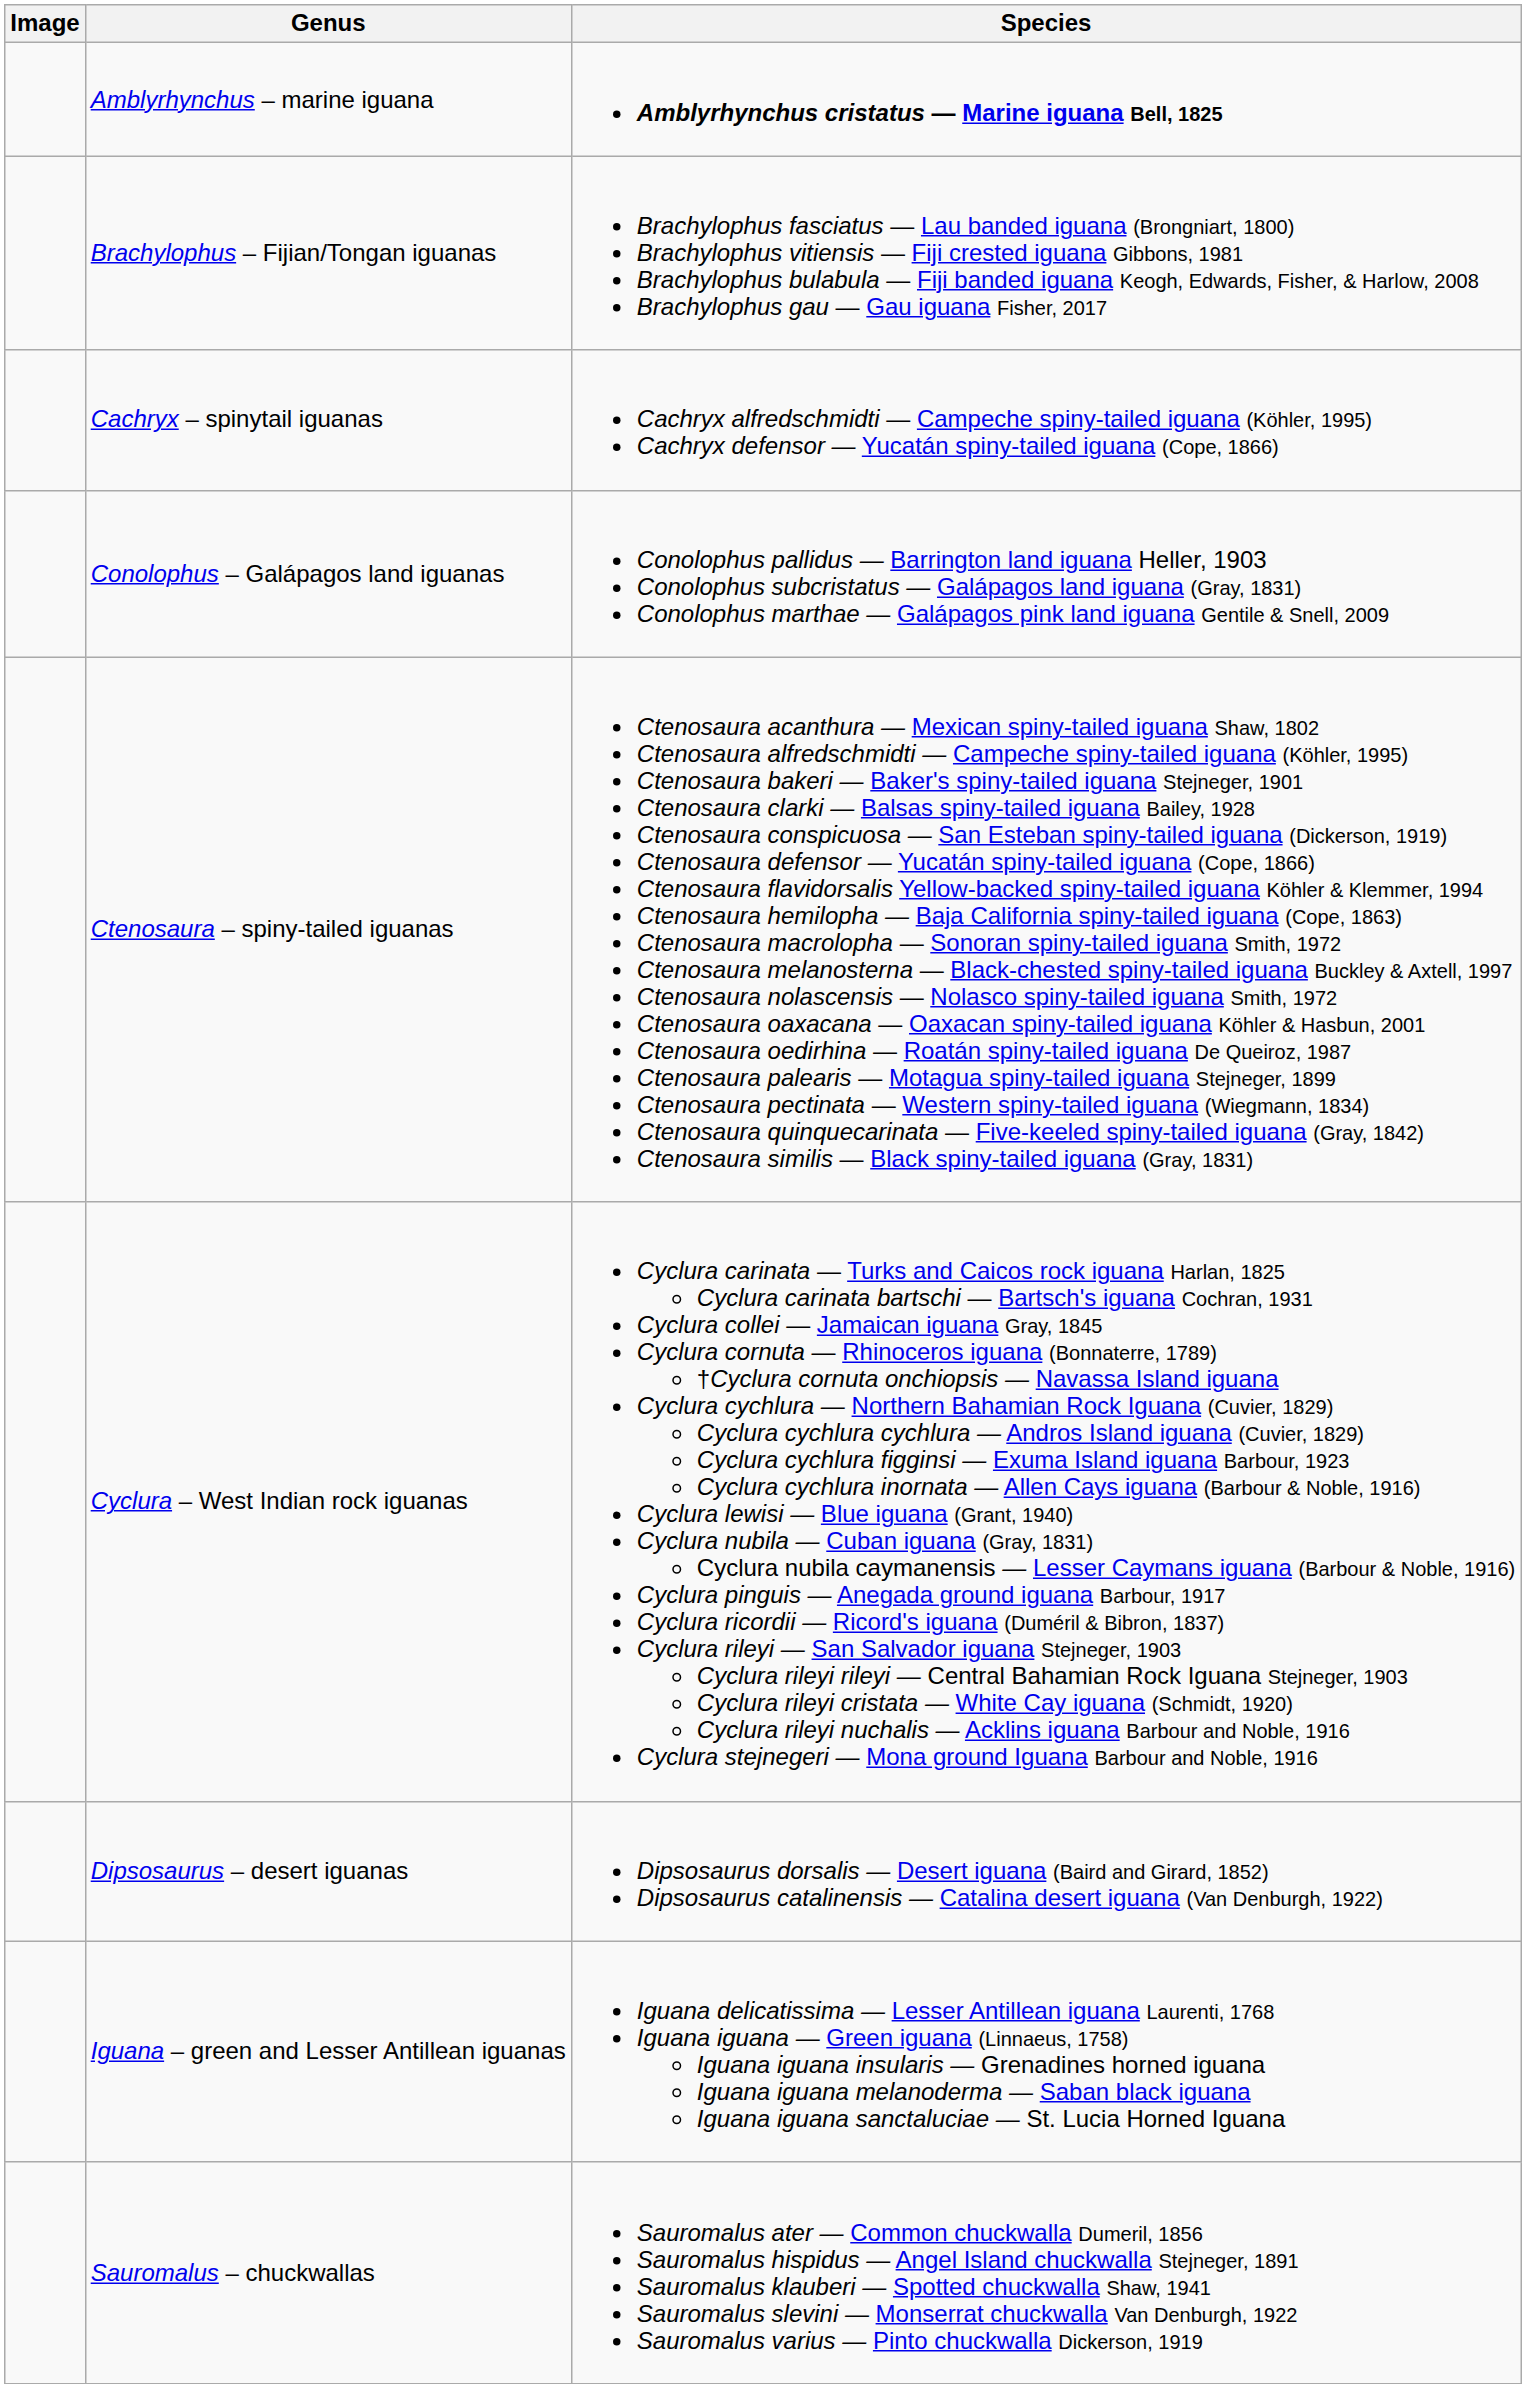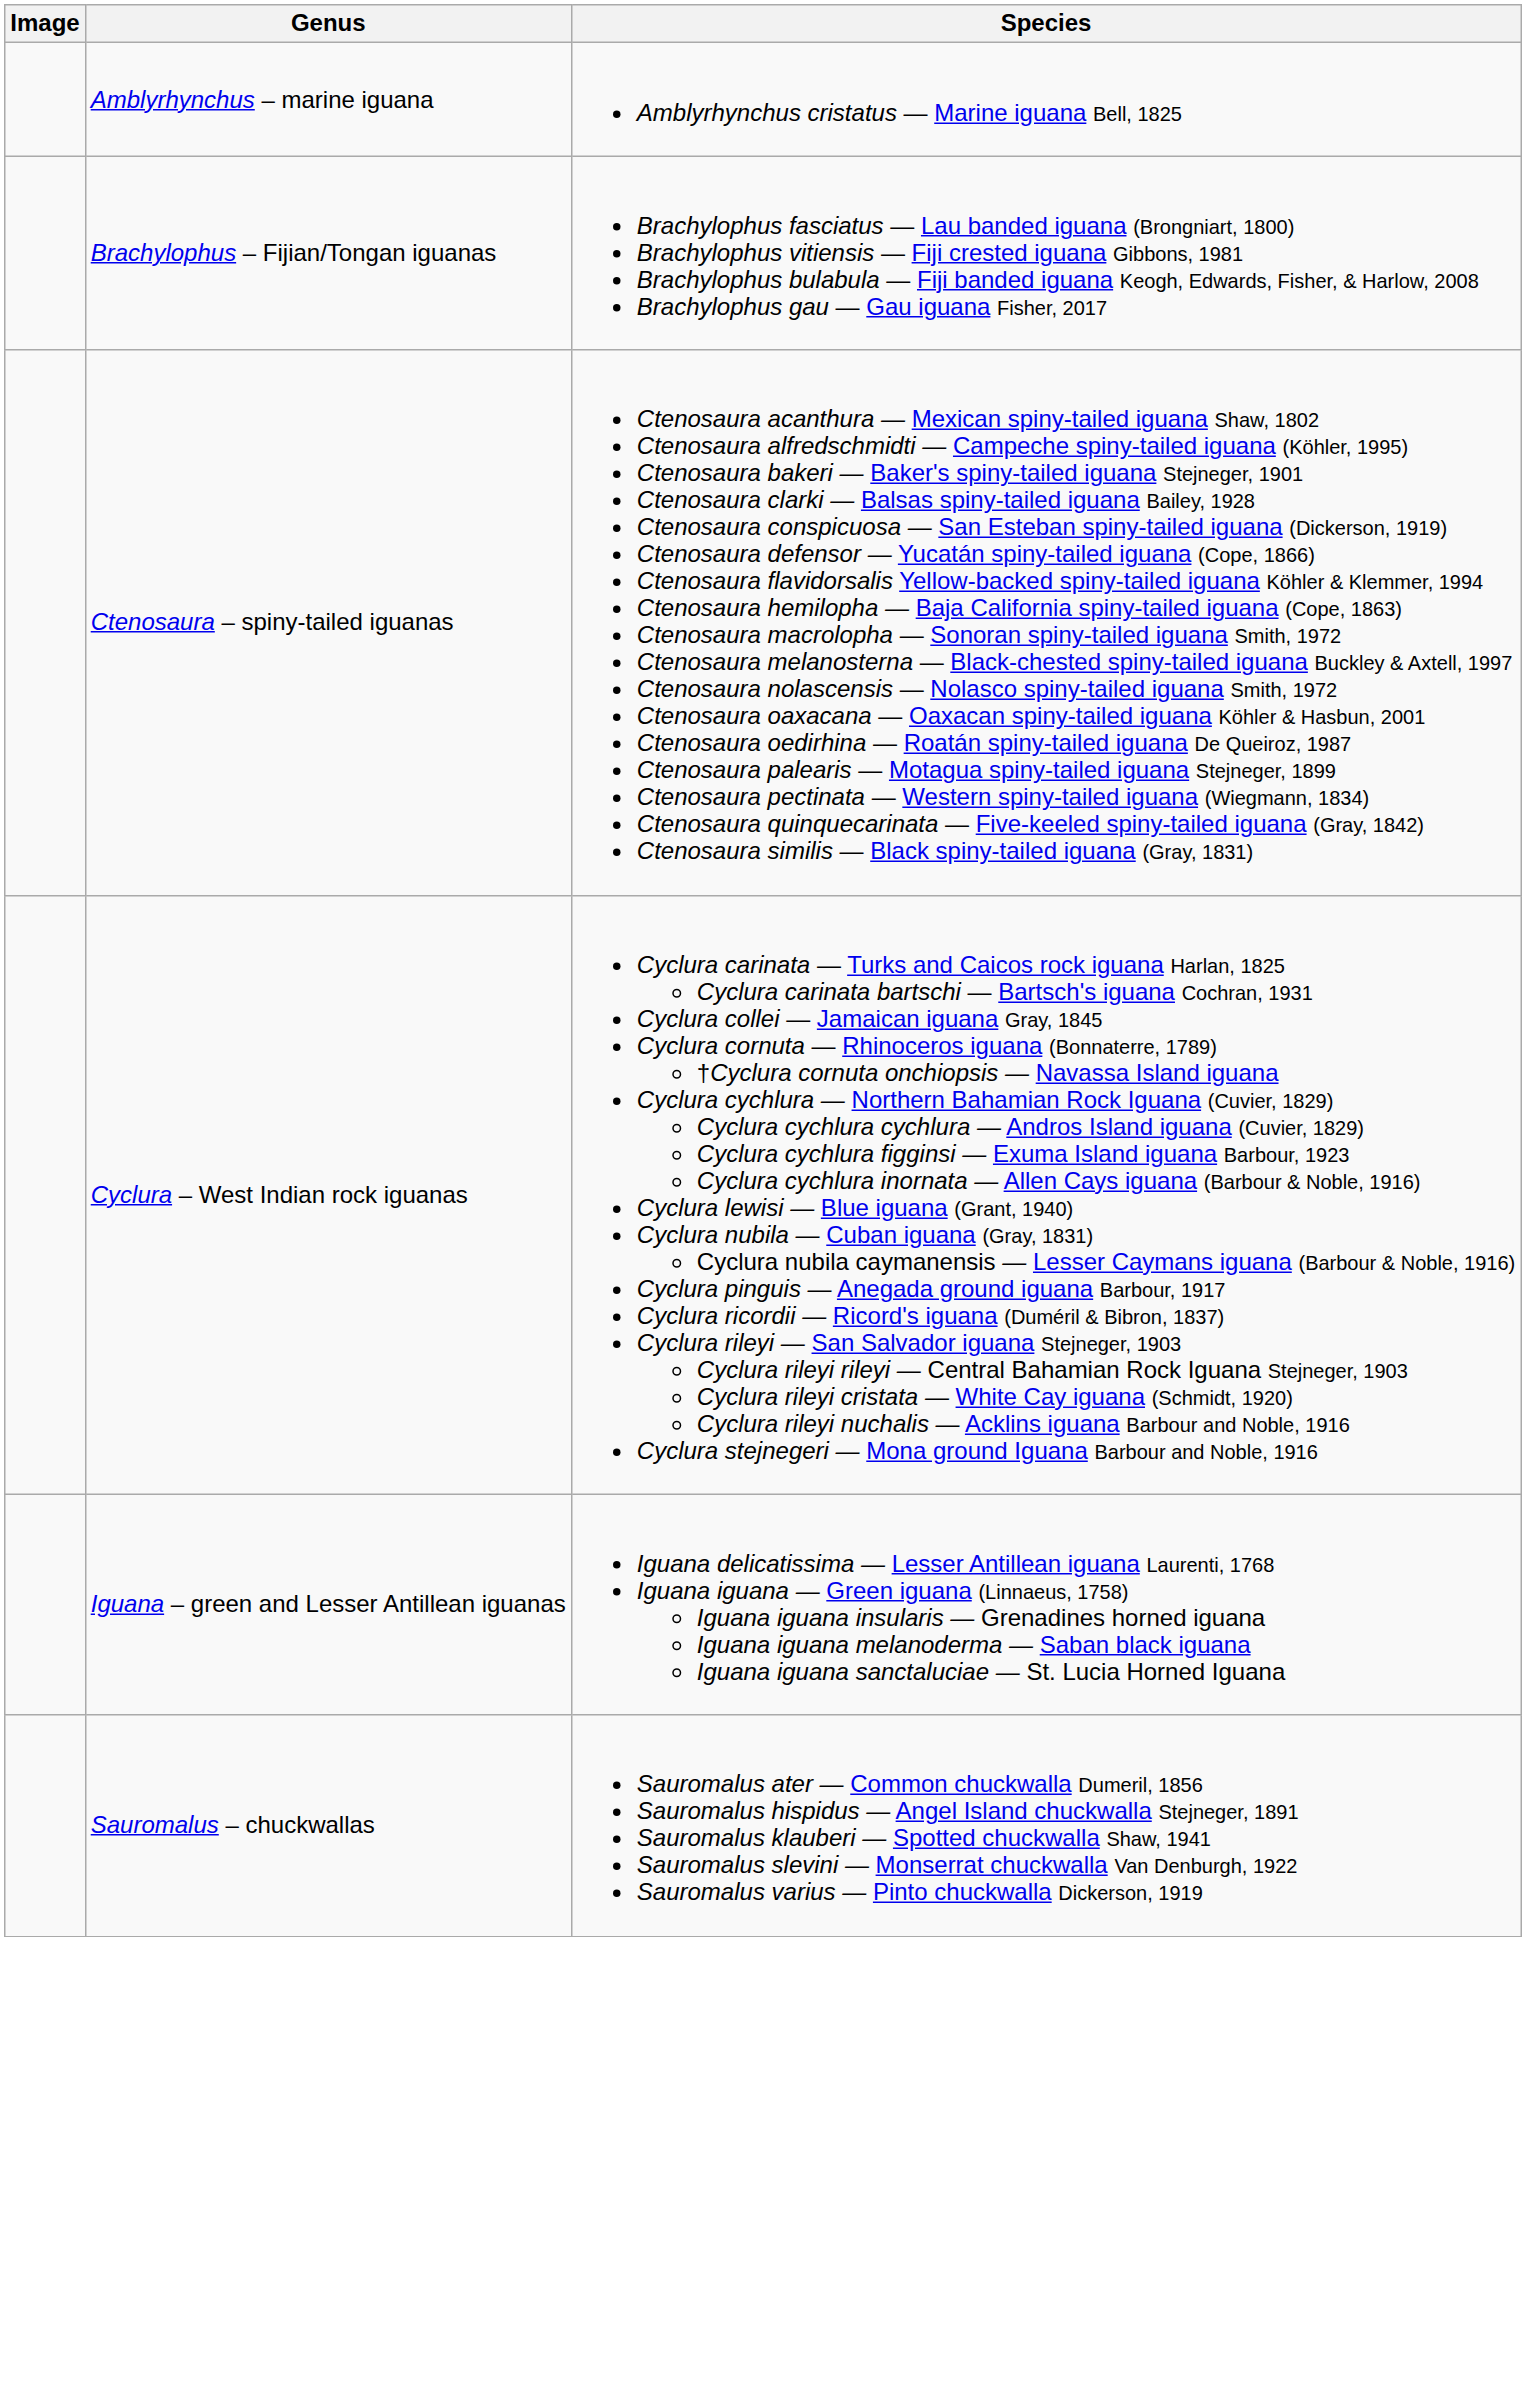(1046, 113) bold -> (1046, 113) normal
- row: (237, 419)
- row: (298, 573)
- row: (249, 1870)
